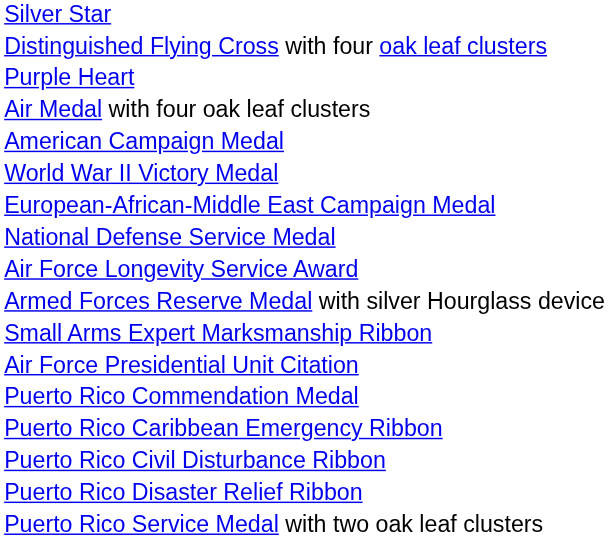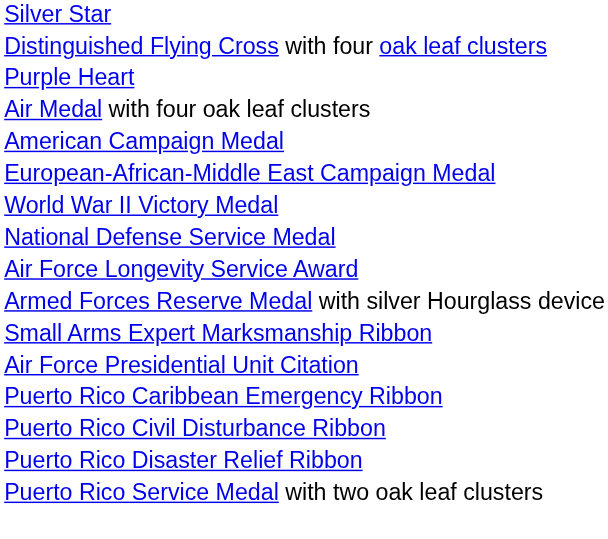rows swapped: (250, 205) <-> (141, 173)
- row: (181, 396)
